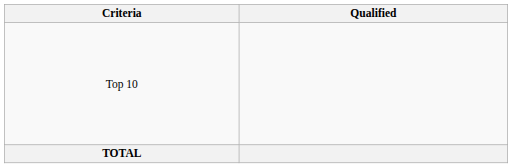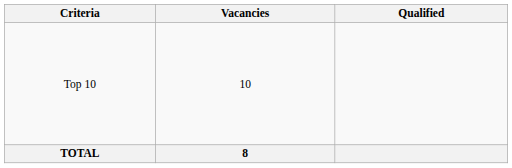+ column: (245, 13)
